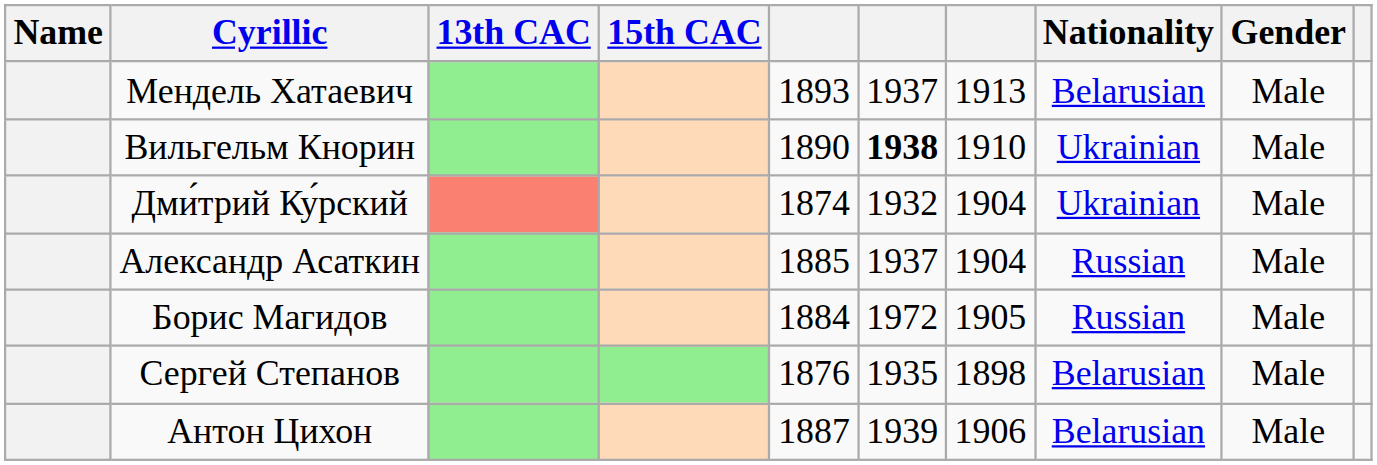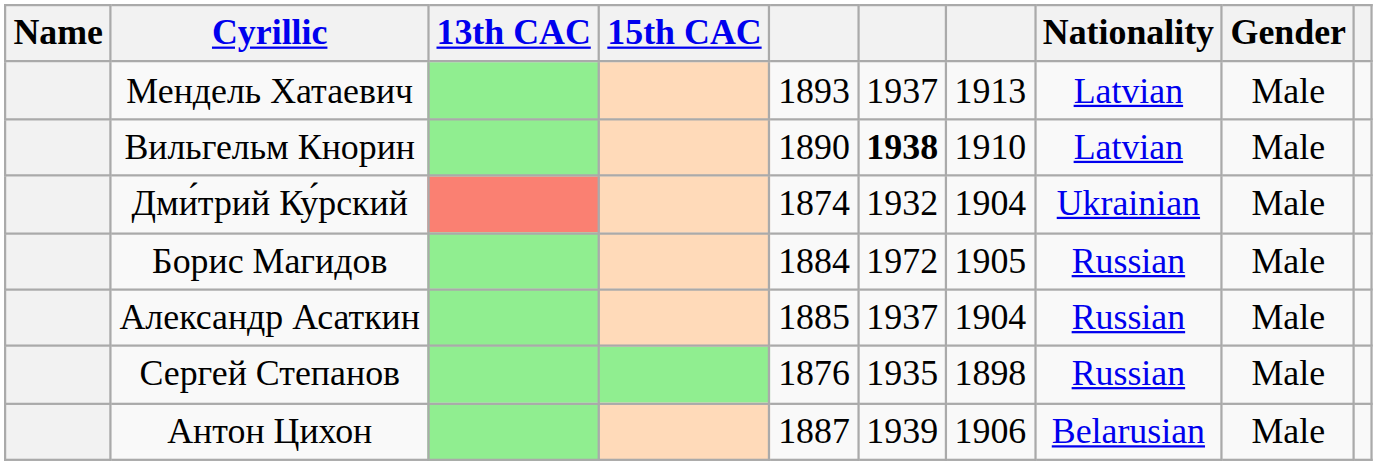(1128, 89) Belarusian -> (1128, 89) Latvian
(1128, 146) Ukrainian -> (1128, 146) Latvian
rows swapped: (270, 317) <-> (270, 260)
(1128, 373) Belarusian -> (1128, 373) Russian
